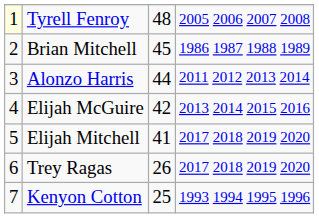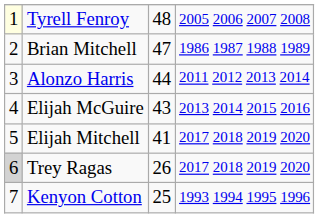(162, 49) 45 -> (162, 49) 47
(162, 108) 42 -> (162, 108) 43
(14, 167) no background -> (14, 167) lightgrey background
